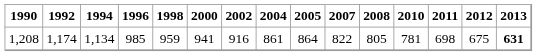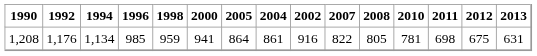columns swapped: (239, 15) <-> (308, 15)
(62, 38) 1,174 -> (62, 38) 1,176
(514, 38) bold -> (514, 38) normal
